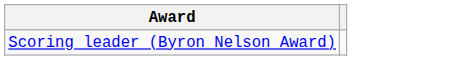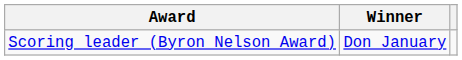+ column: (395, 17)
